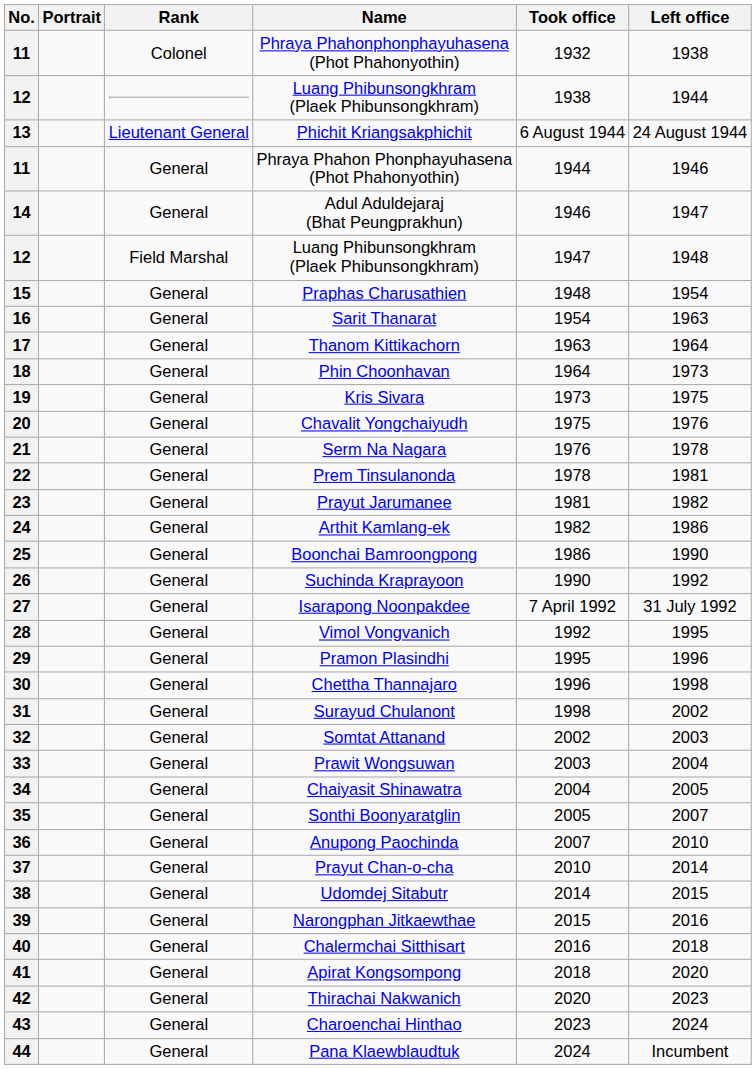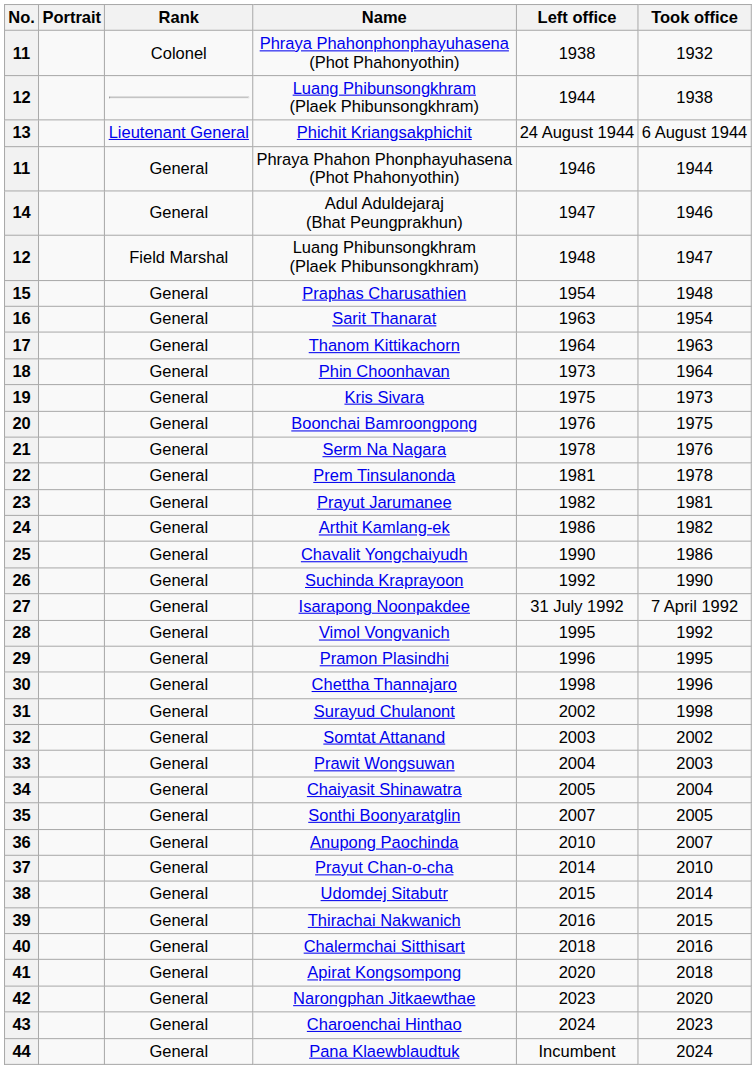columns swapped: (572, 17) <-> (690, 17)
(384, 423) Chavalit Yongchaiyudh -> (384, 423) Boonchai Bamroongpong
(384, 554) Boonchai Bamroongpong -> (384, 554) Chavalit Yongchaiyudh
(384, 920) Narongphan Jitkaewthae -> (384, 920) Thirachai Nakwanich
(384, 998) Thirachai Nakwanich -> (384, 998) Narongphan Jitkaewthae
